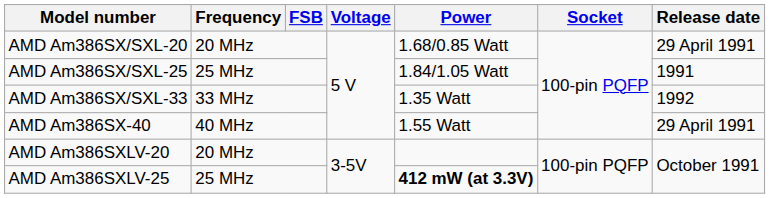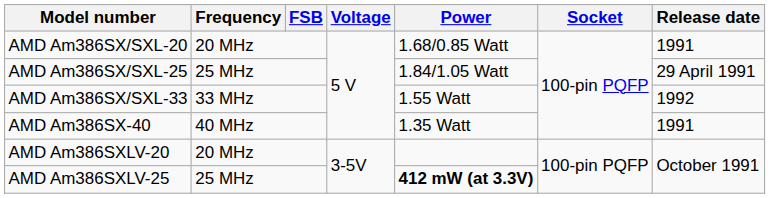(706, 44) 29 April 1991 -> (675, 44) 1991
(675, 71) 1991 -> (706, 71) 29 April 1991
(435, 98) 1.35 Watt -> (435, 98) 1.55 Watt
(435, 125) 1.55 Watt -> (435, 125) 1.35 Watt
(706, 125) 29 April 1991 -> (675, 125) 1991
